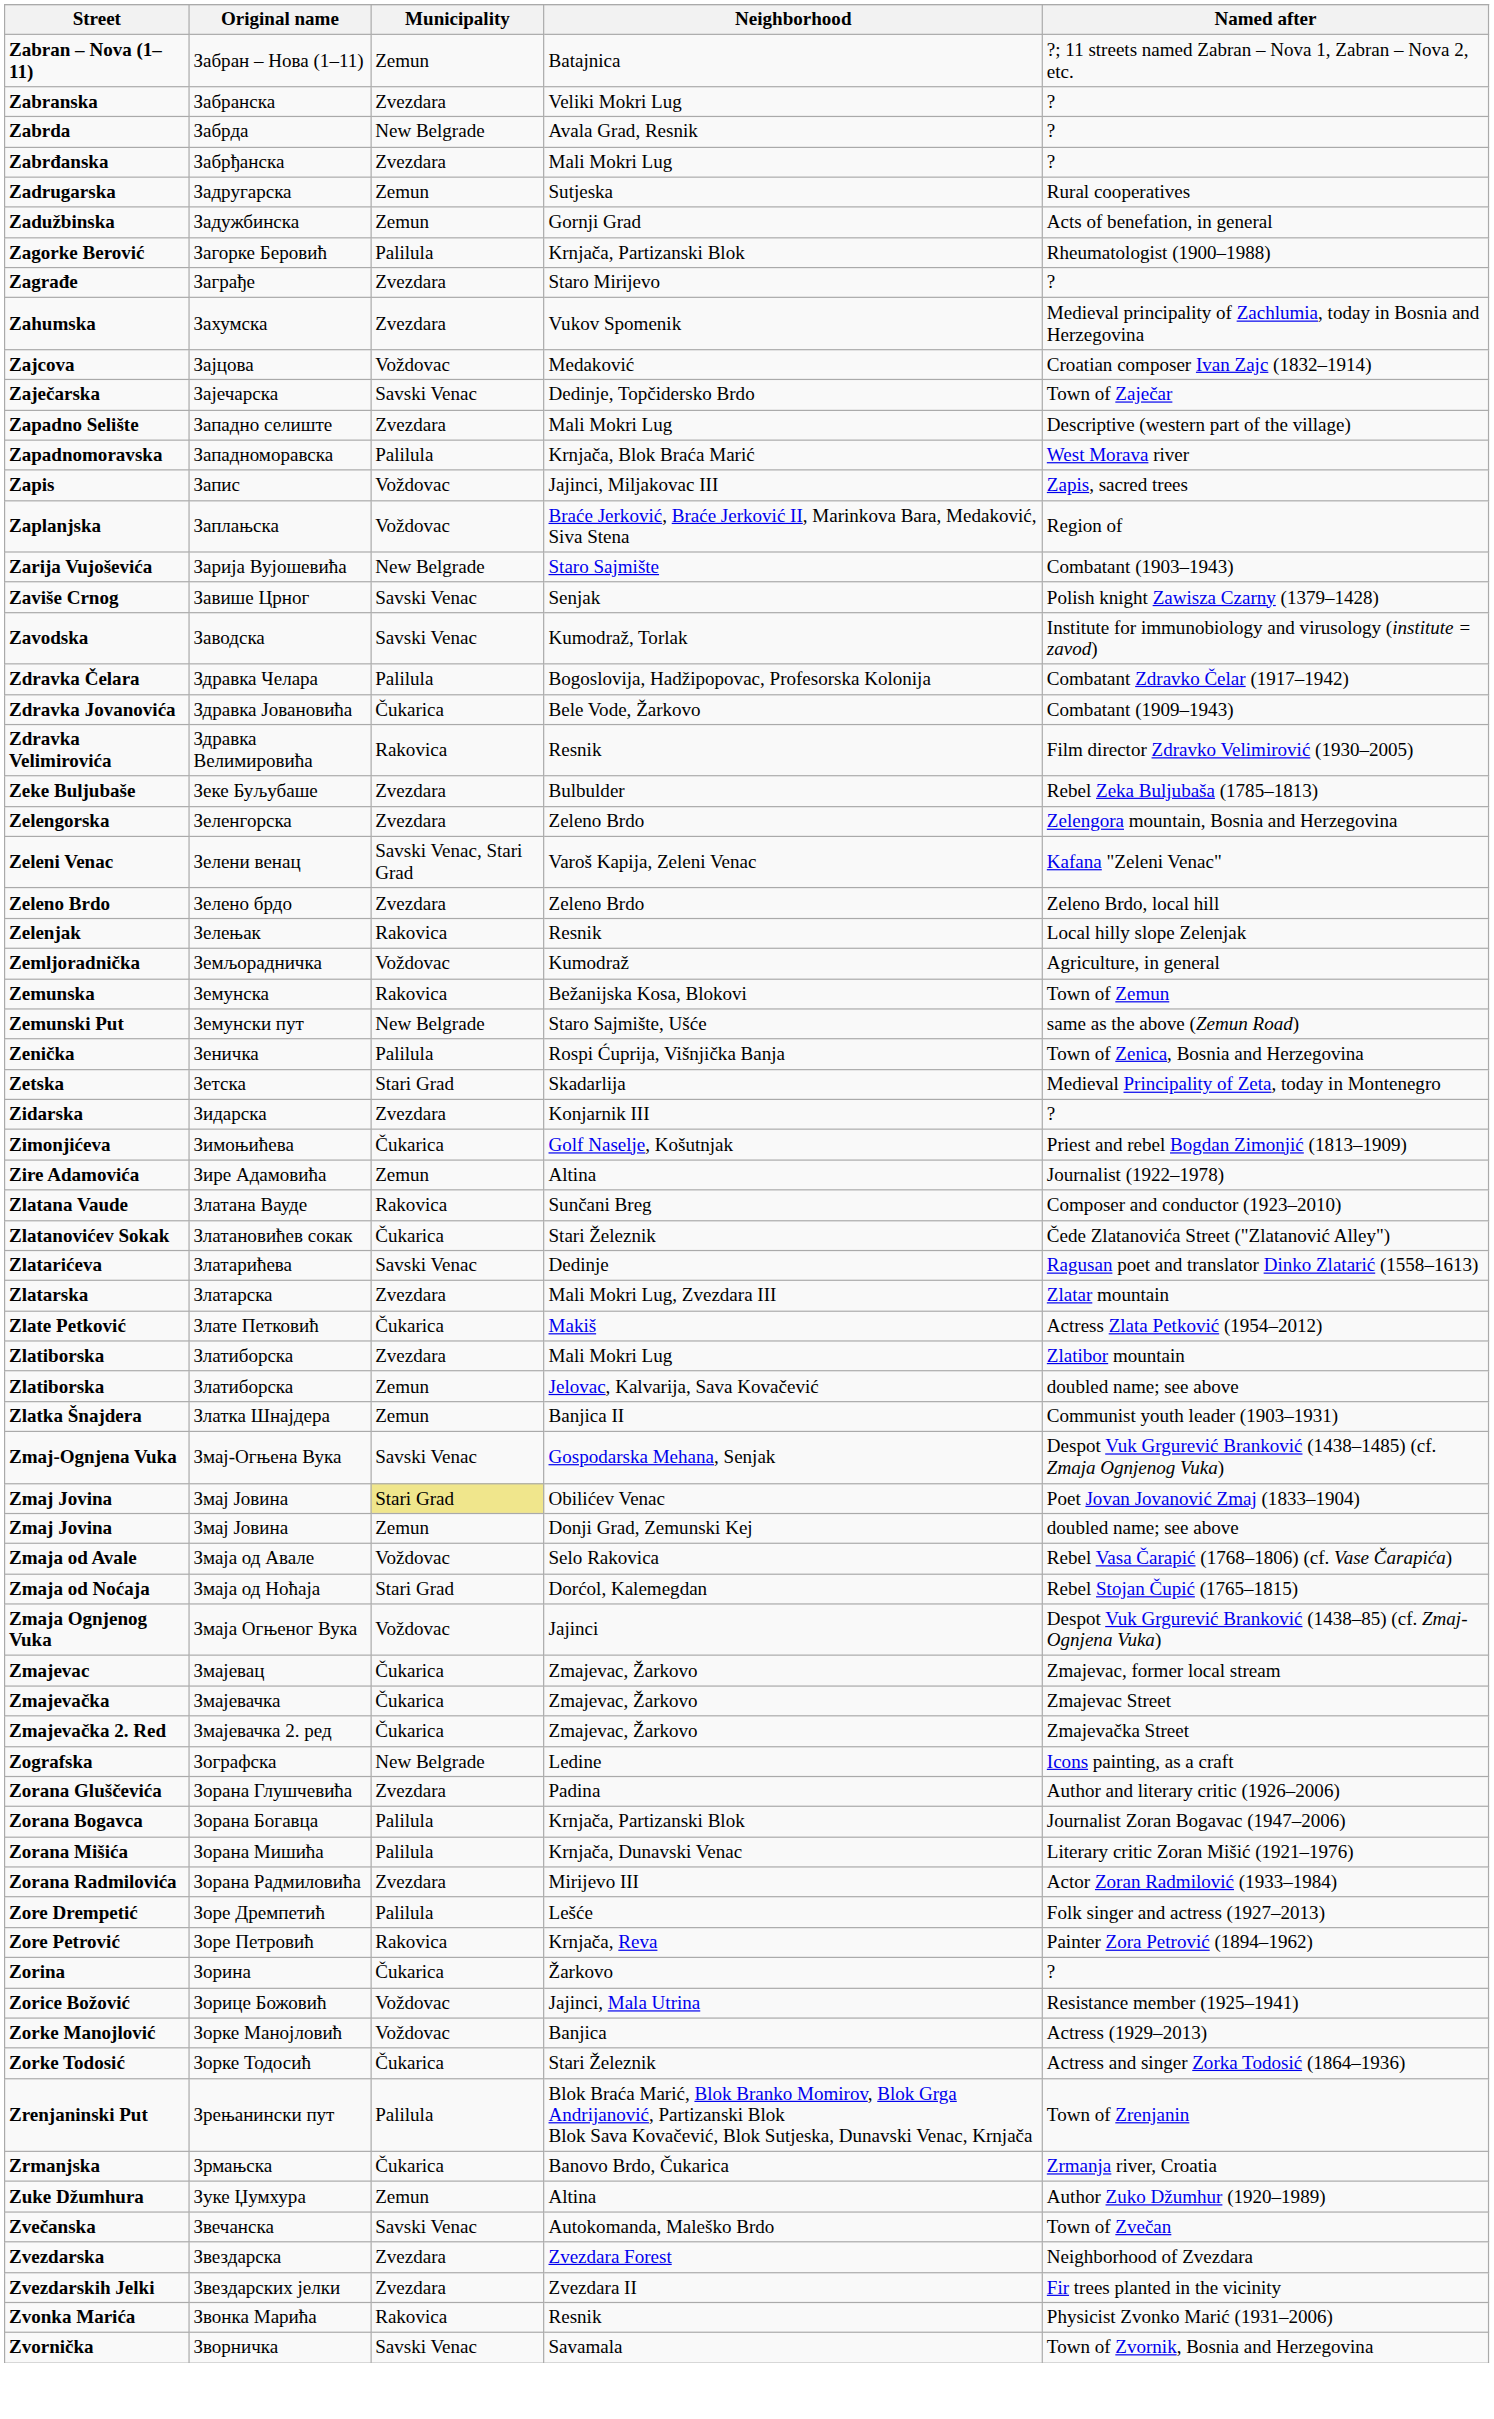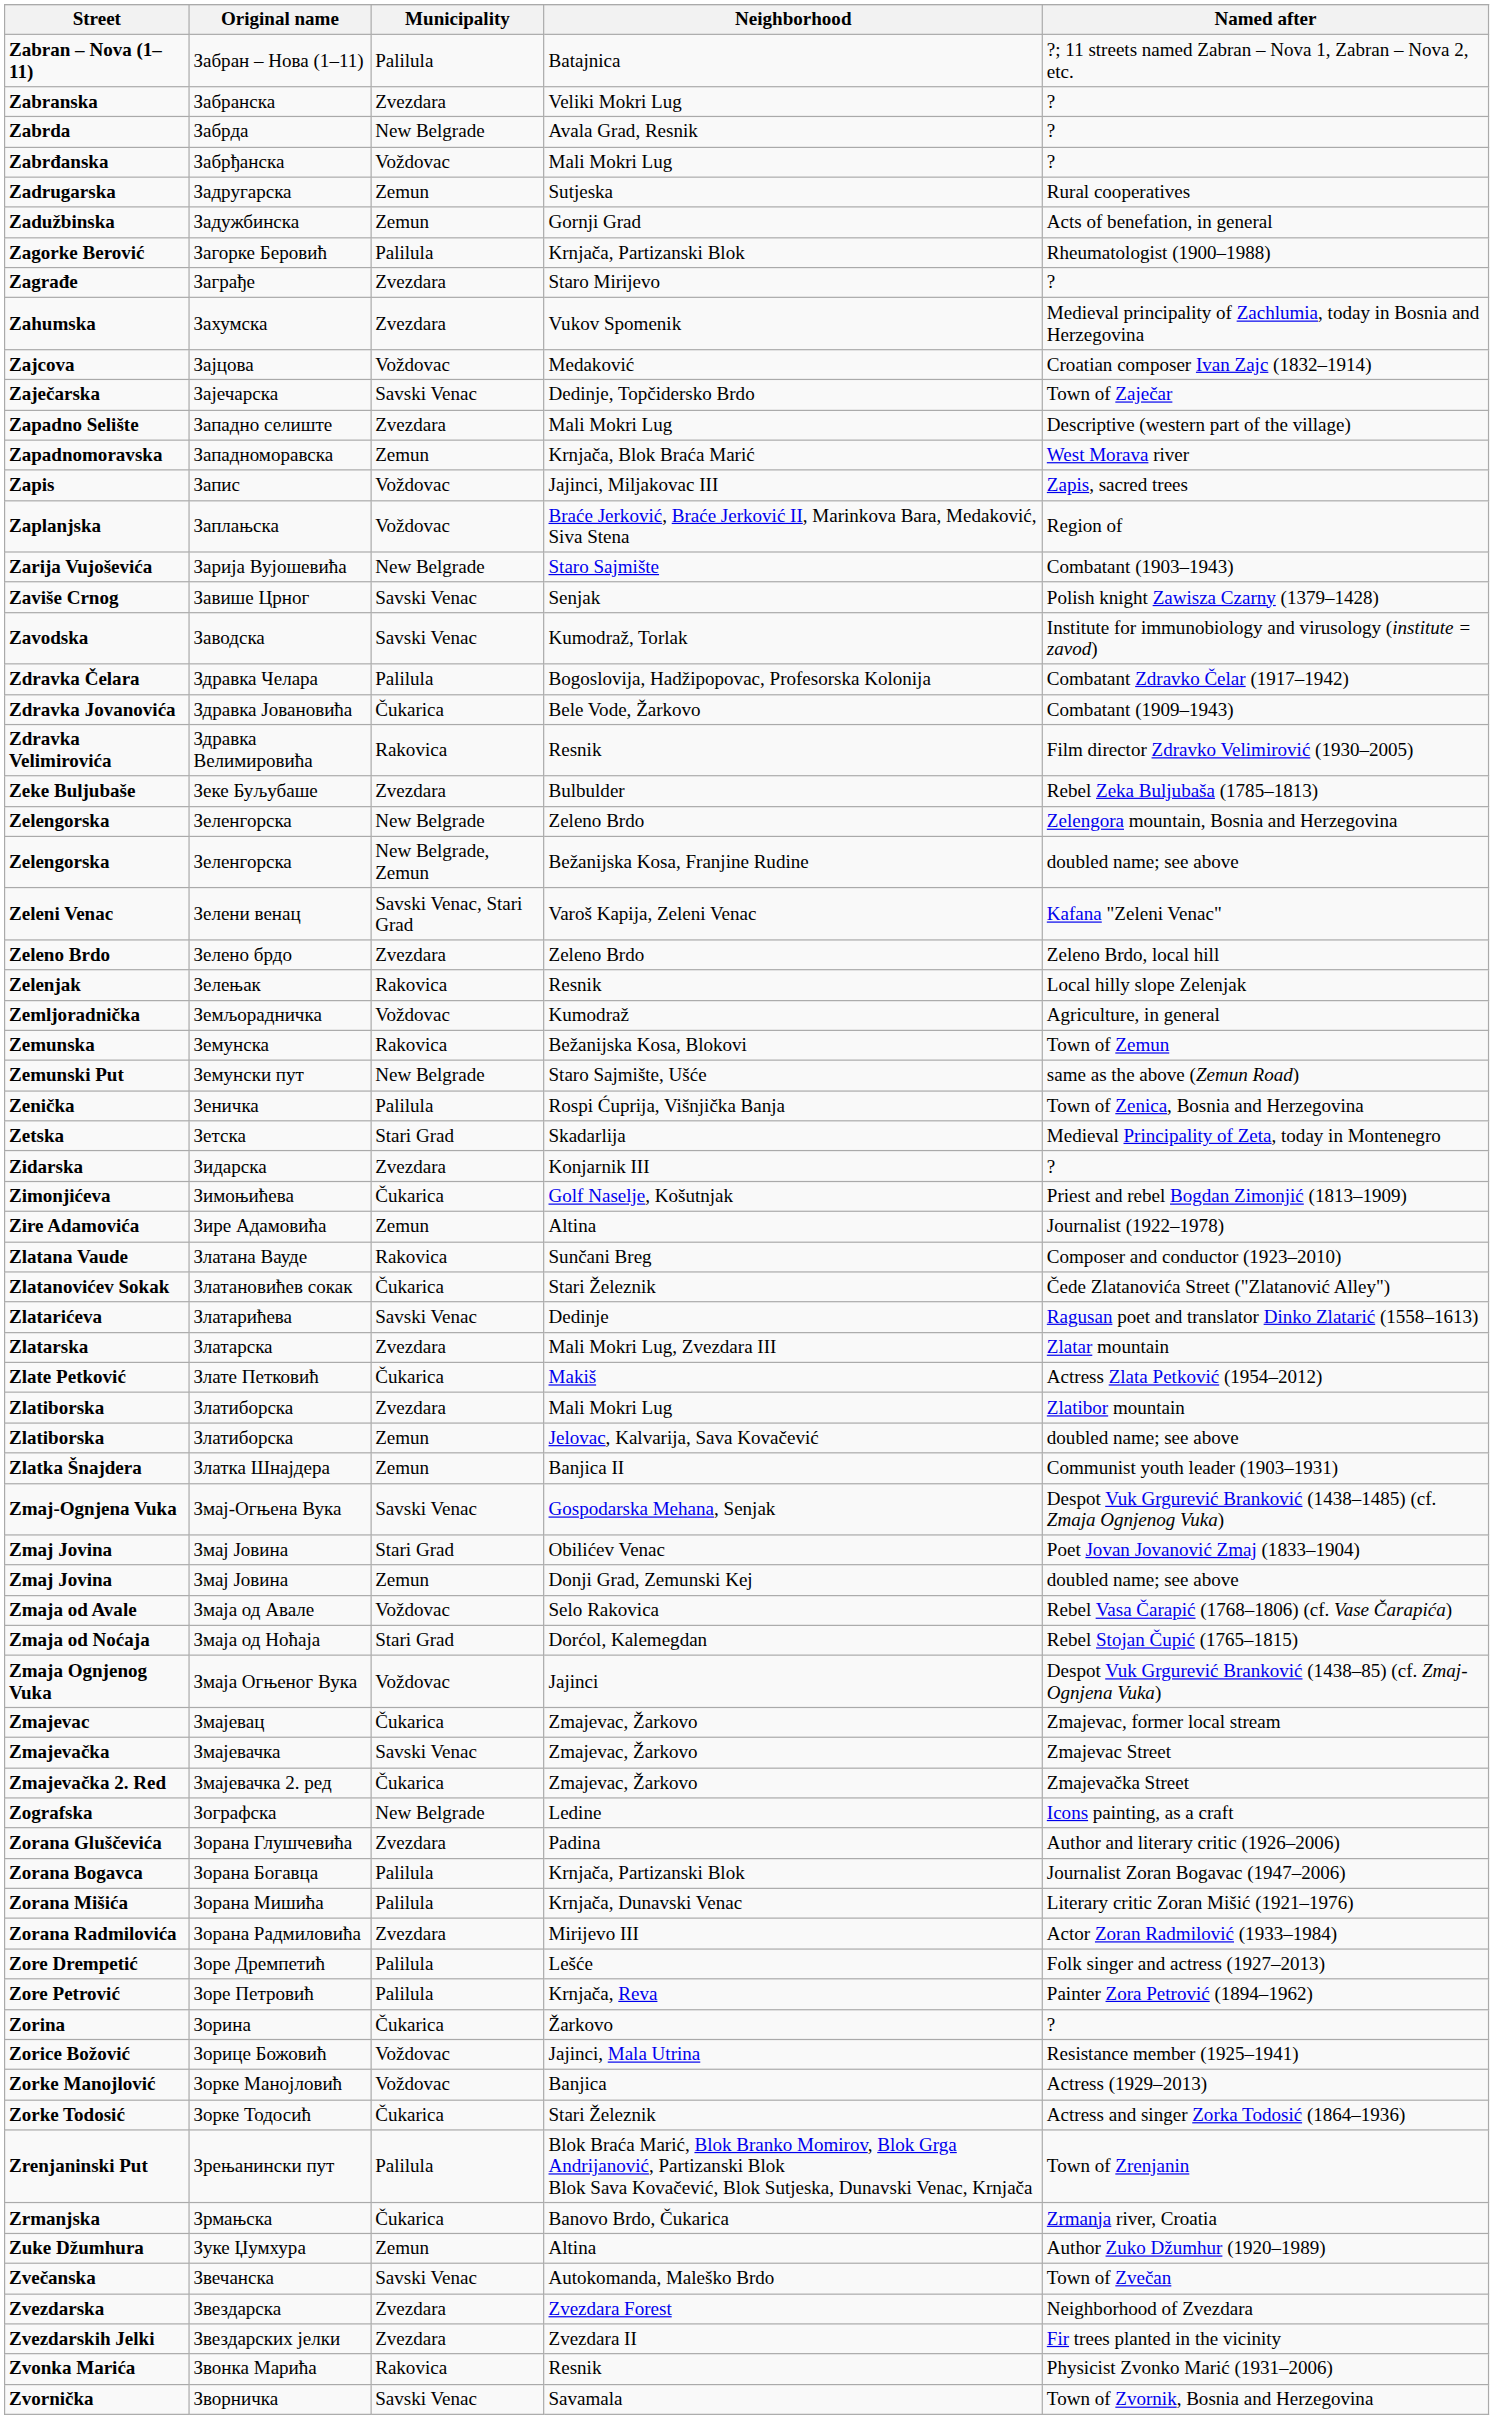(402, 60) Zemun -> (404, 60) Palilula
(411, 161) Zvezdara -> (413, 161) Voždovac
(404, 454) Palilula -> (402, 454) Zemun
(411, 821) Zvezdara -> (430, 821) New Belgrade
+ row: (59, 862)
(415, 1498) khaki background -> (415, 1549) no background
(410, 1700) Čukarica -> (426, 1752) Savski Venac
(411, 1942) Rakovica -> (404, 1993) Palilula
